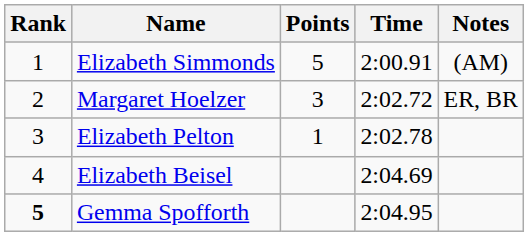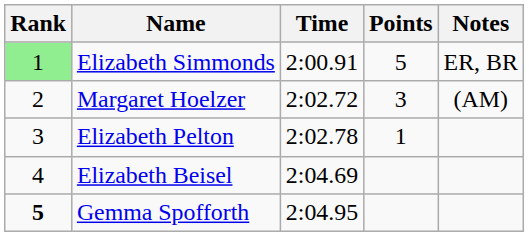columns swapped: (397, 23) <-> (318, 23)
(38, 61) no background -> (38, 61) lightgreen background
(481, 61) (AM) -> (481, 61) ER, BR
(481, 99) ER, BR -> (481, 99) (AM)
